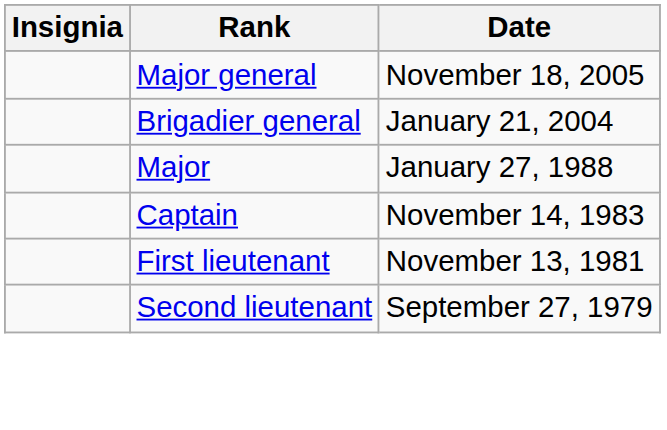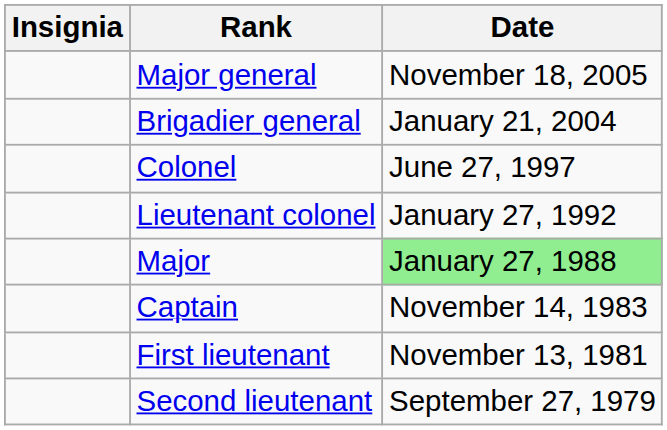+ row: (186, 167)
+ row: (256, 214)
(500, 167) no background -> (503, 261) lightgreen background
